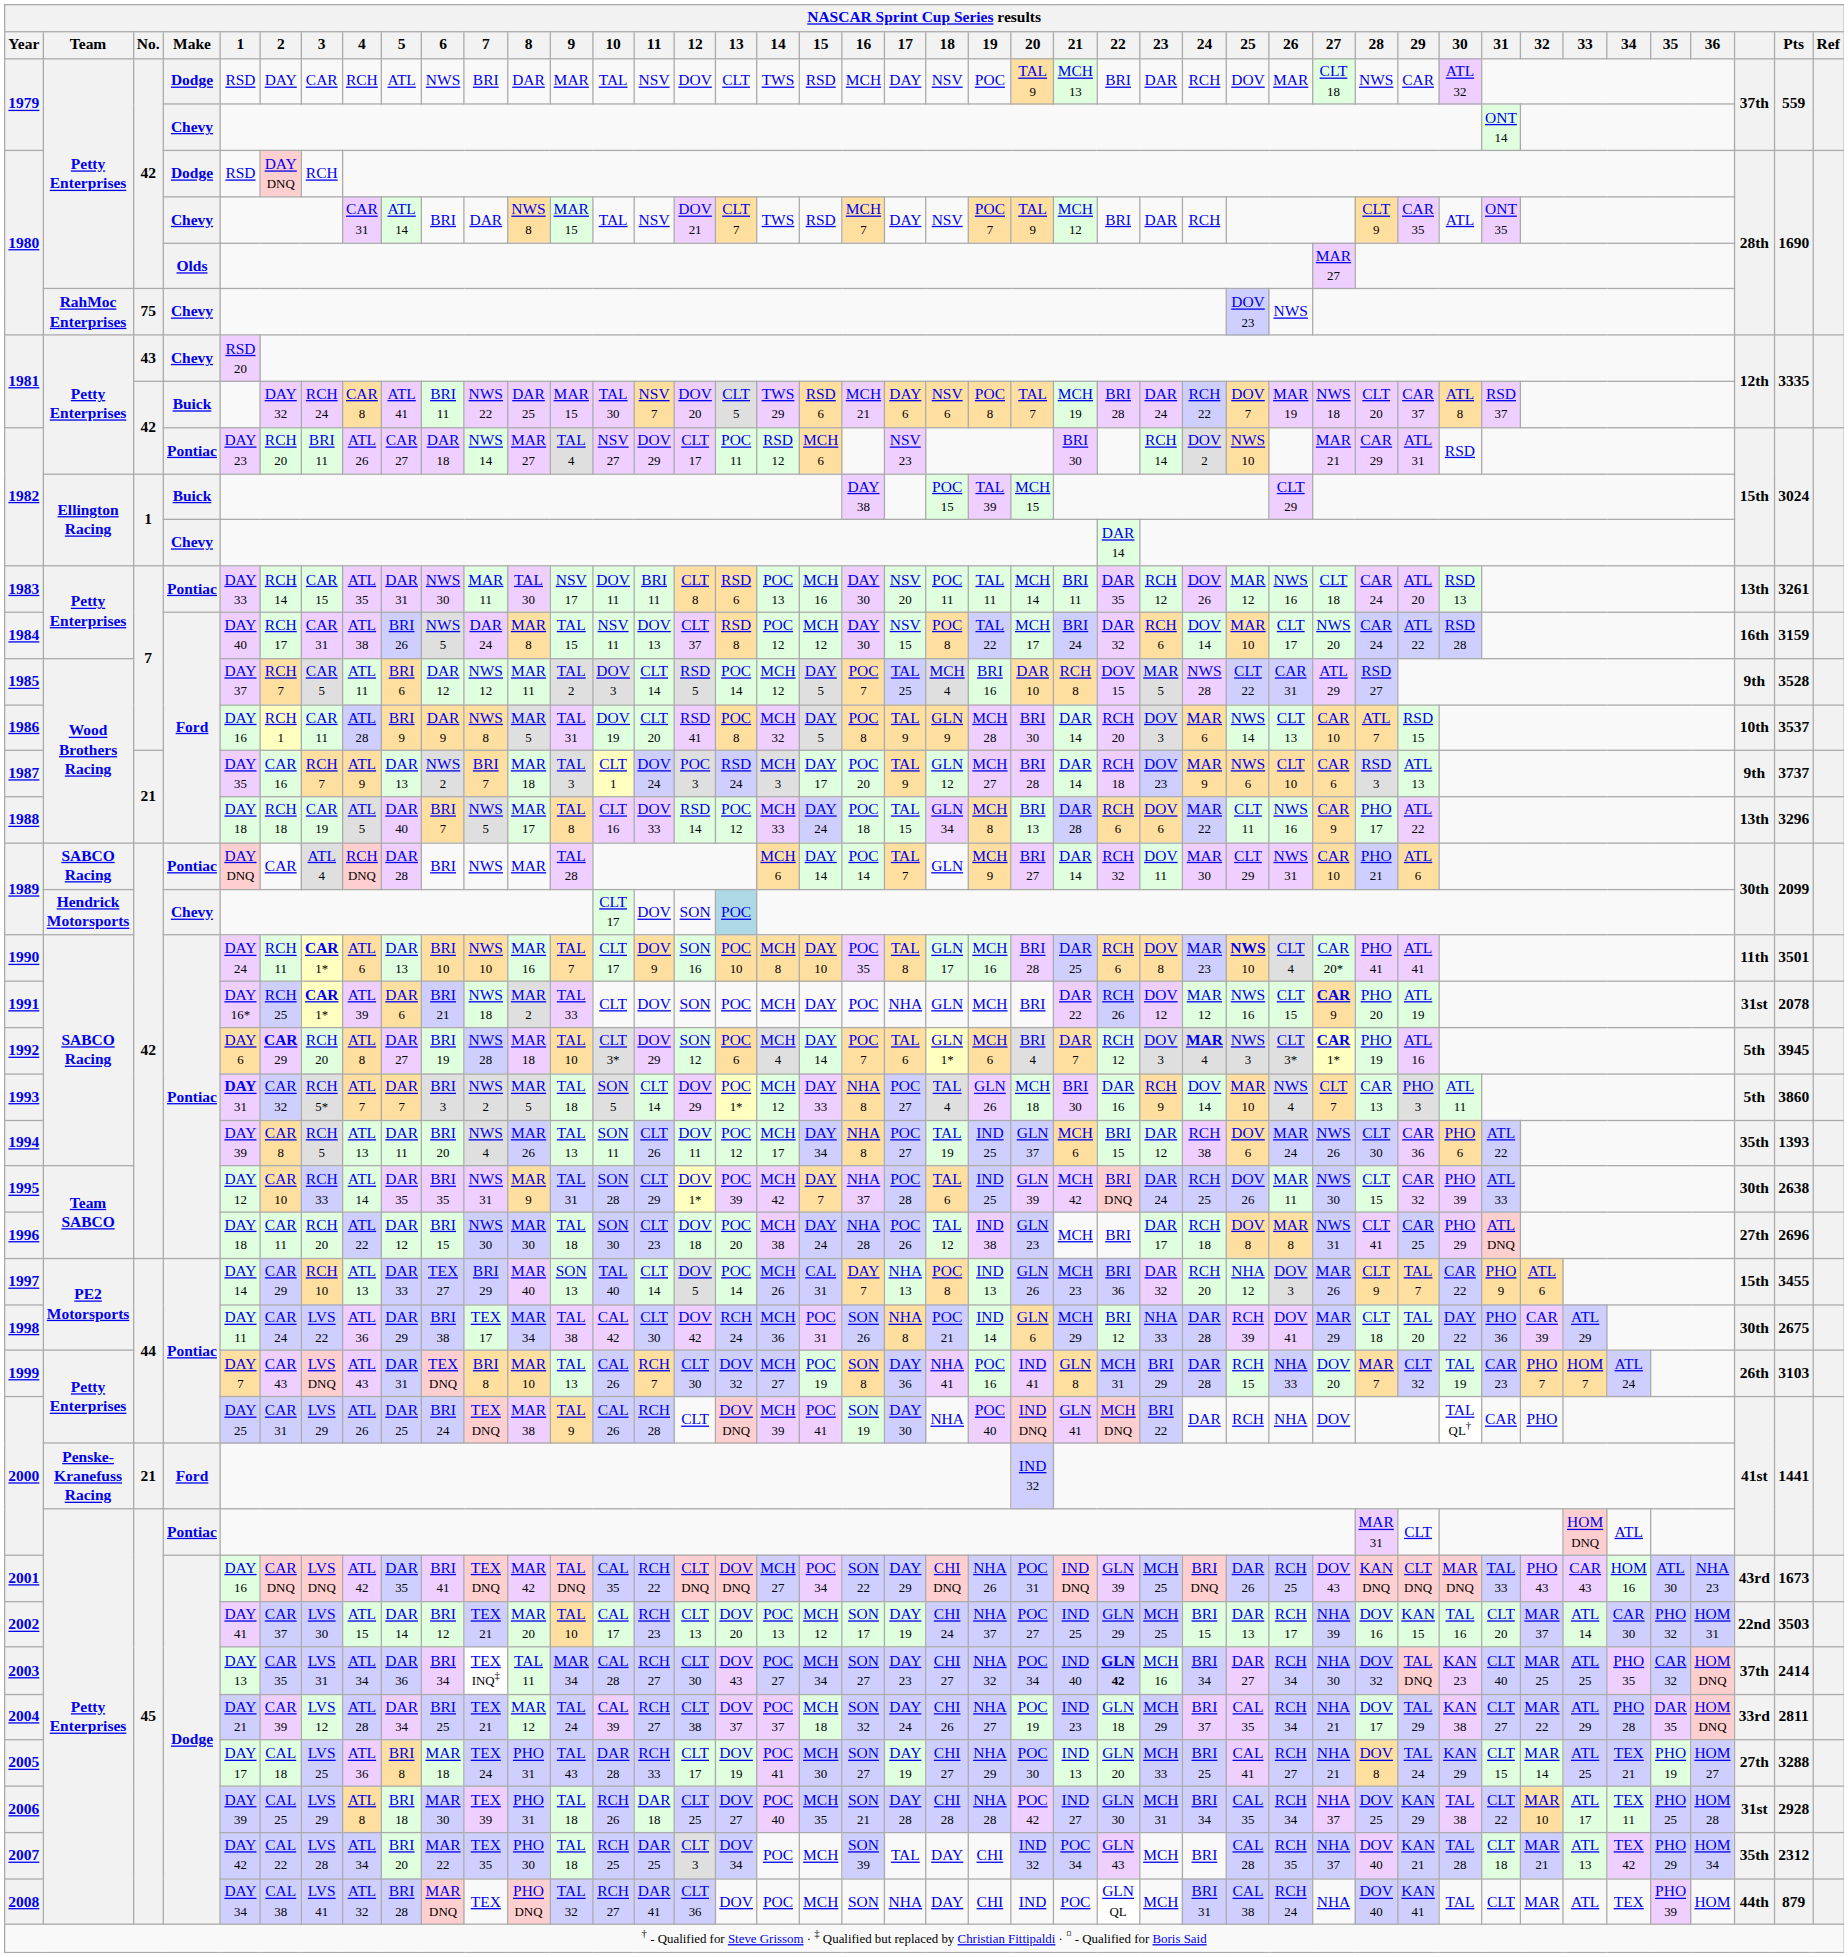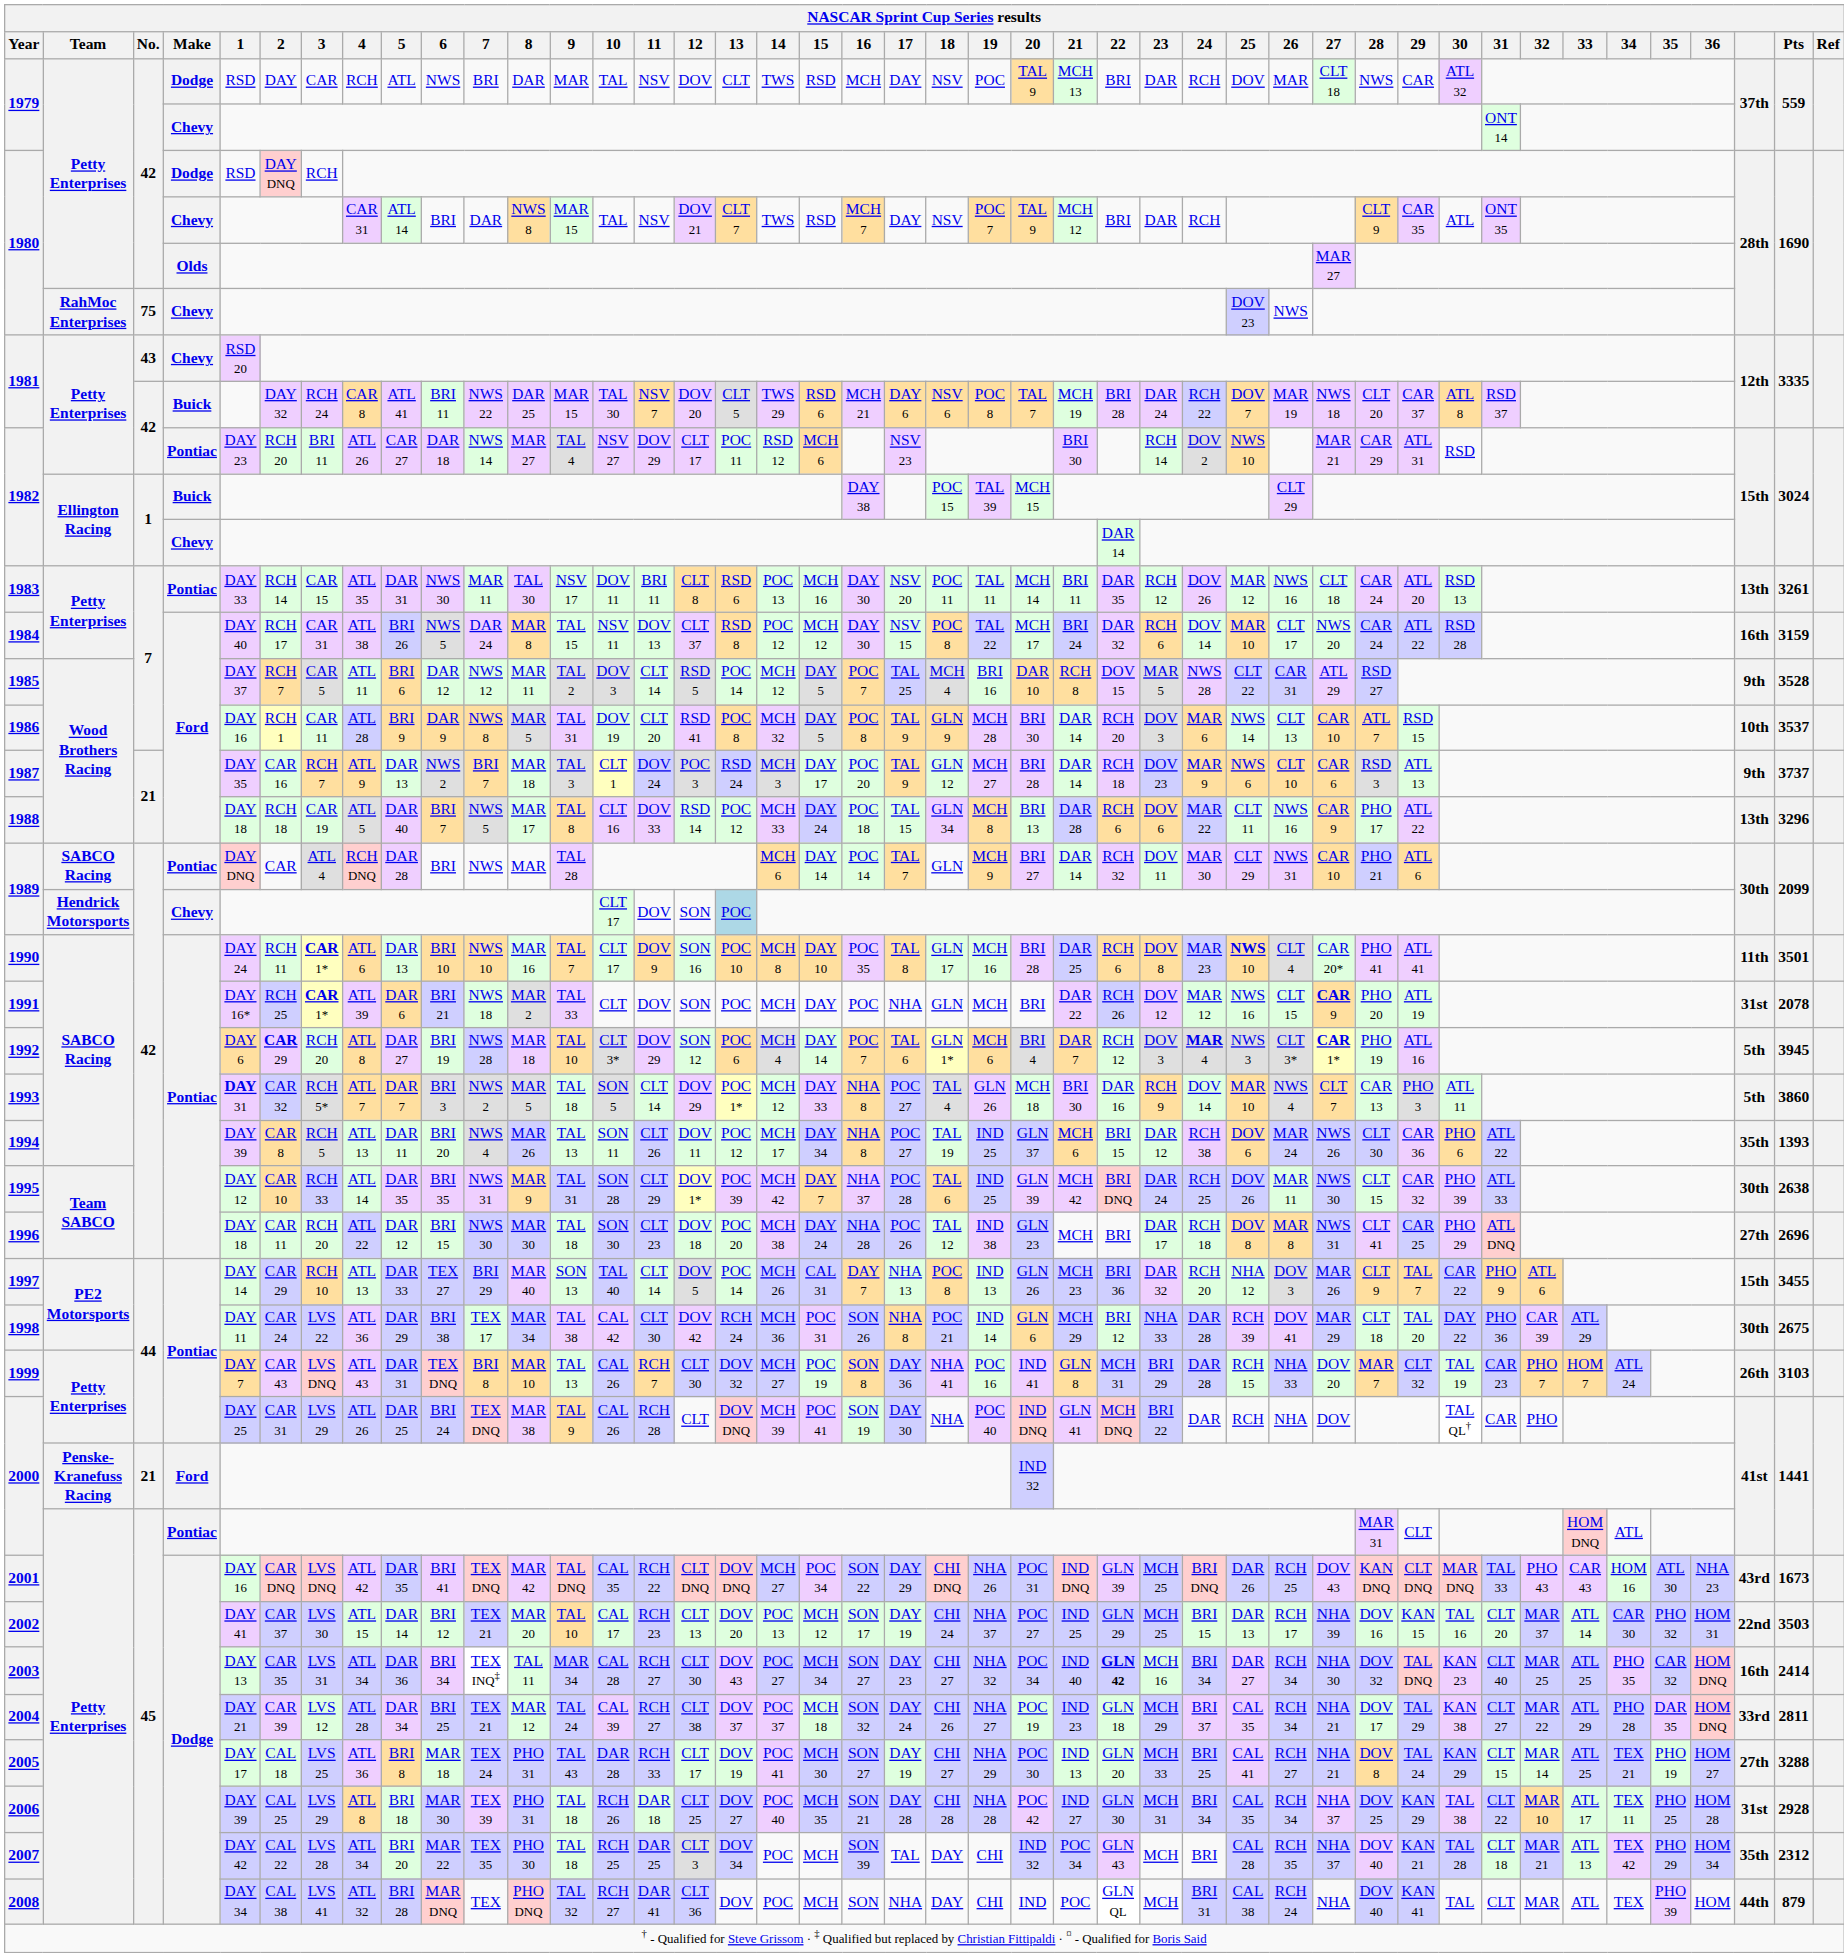(1754, 1670) 37th -> (1754, 1670) 16th
